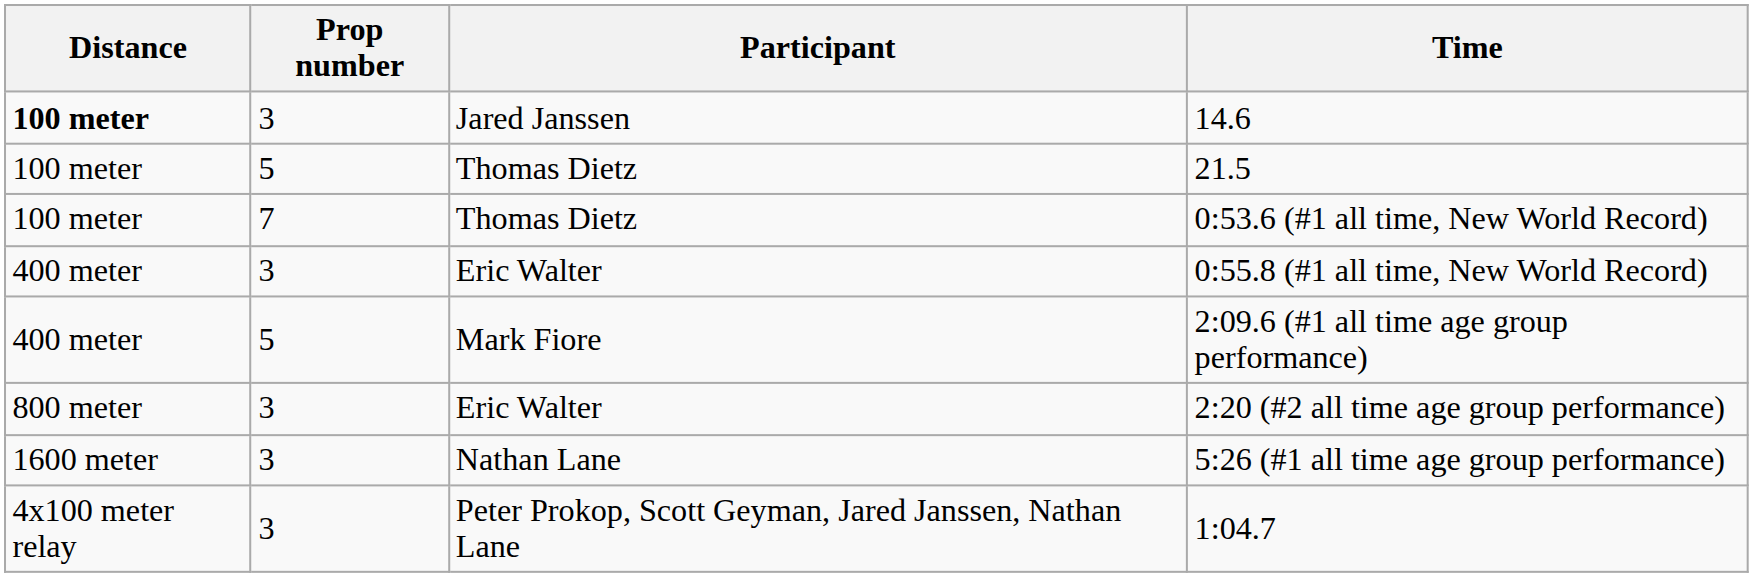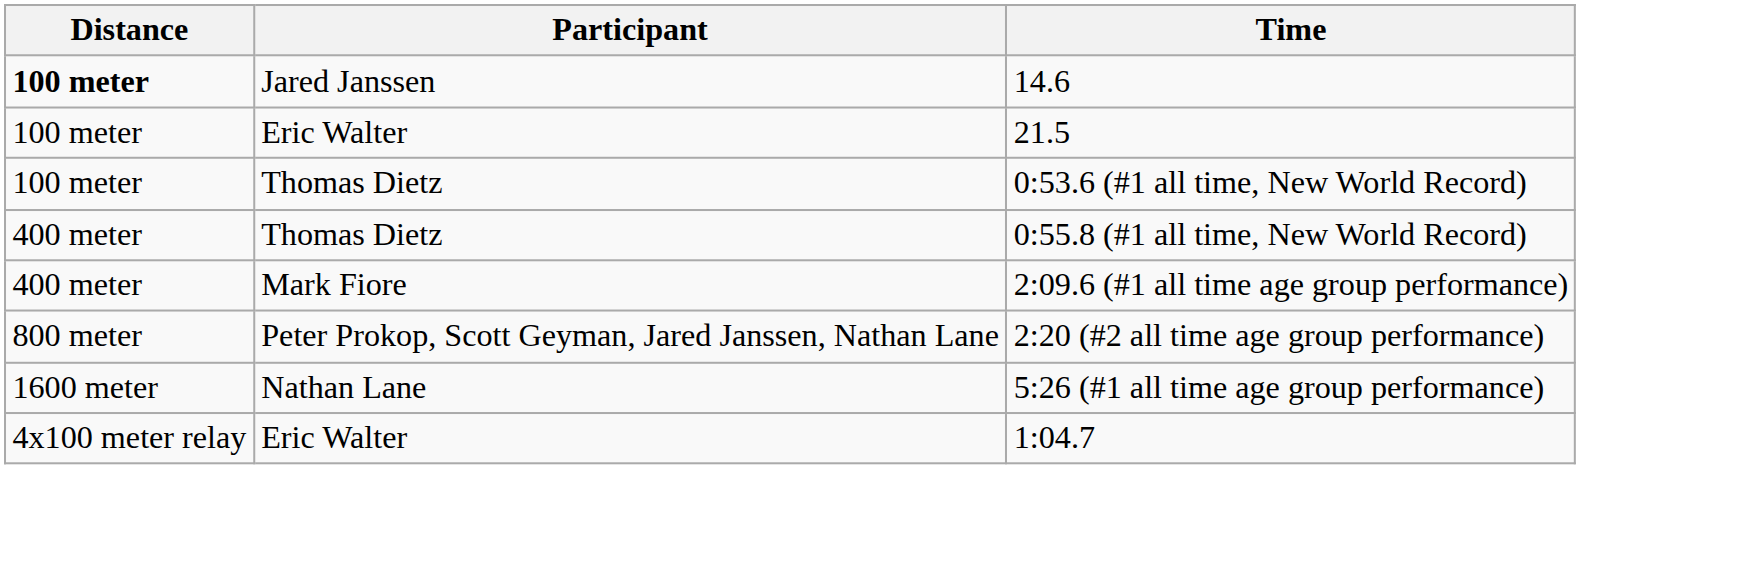- column: (350, 48)
(546, 168) Thomas Dietz -> (334, 132) Eric Walter
(529, 270) Eric Walter -> (352, 234) Thomas Dietz
(529, 408) Eric Walter -> (630, 336) Peter Prokop, Scott Geyman, Jared Janssen, Nathan Lane
(789, 528) Peter Prokop, Scott Geyman, Jared Janssen, Nathan Lane -> (334, 438) Eric Walter
